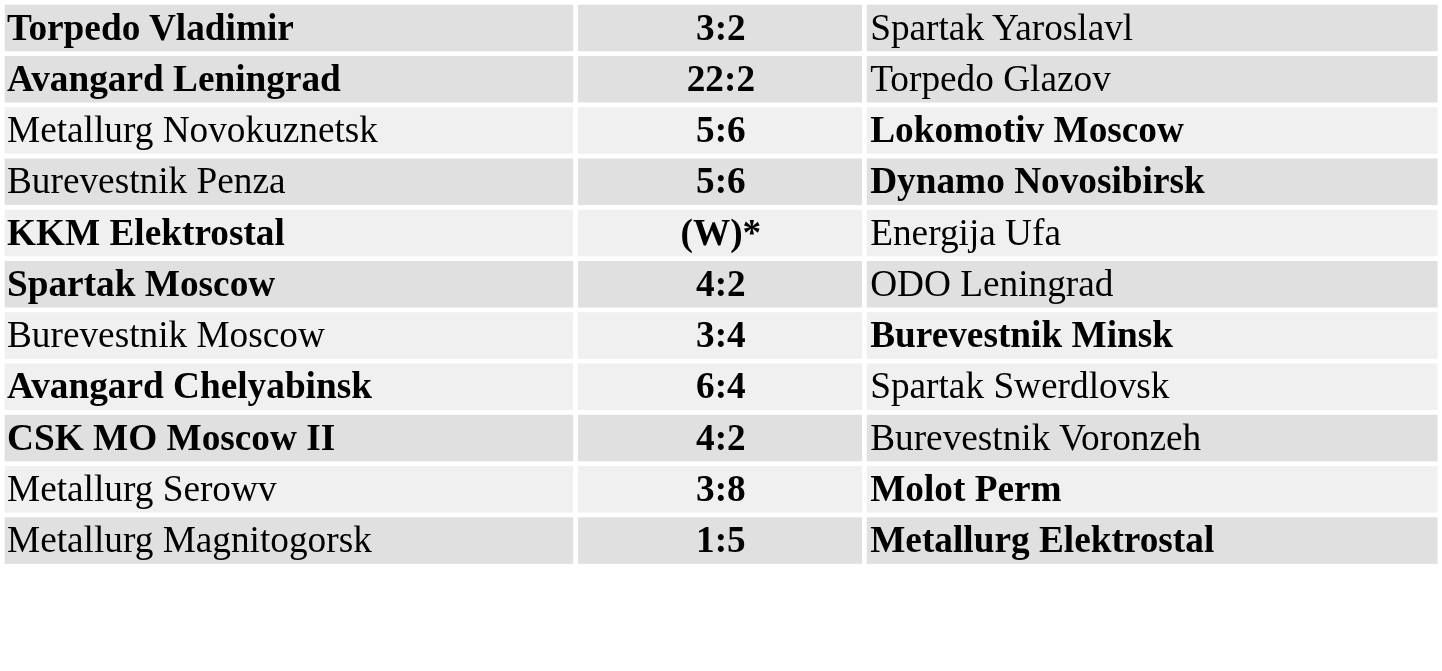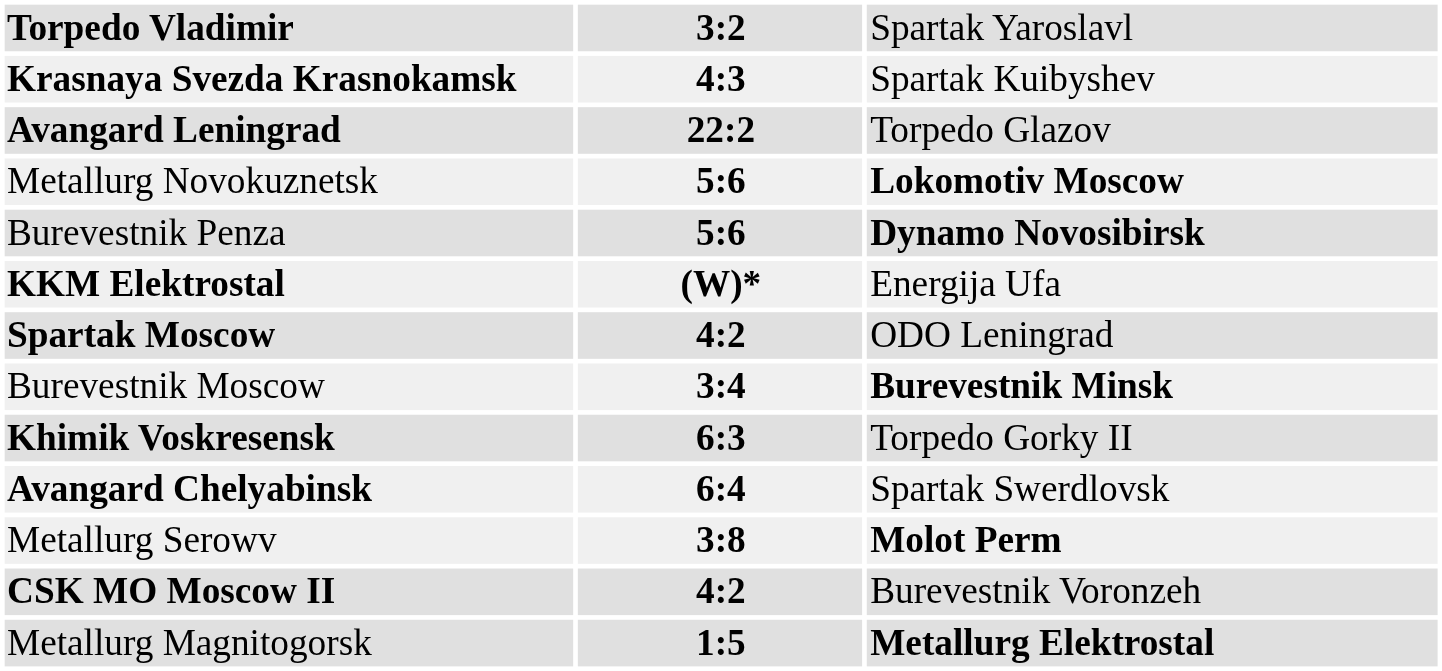+ row: (262, 78)
+ row: (171, 437)
rows swapped: (171, 437) <-> (142, 488)
